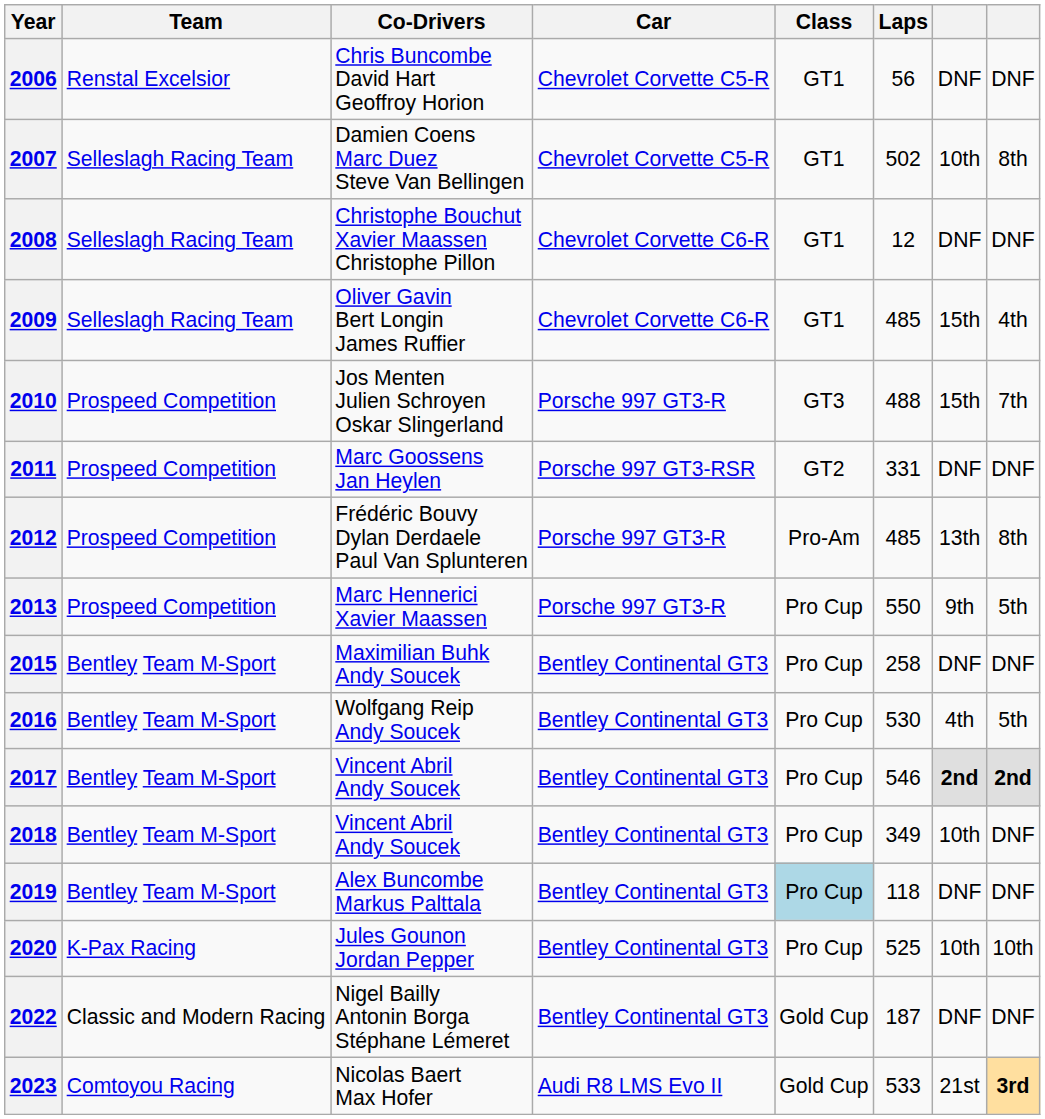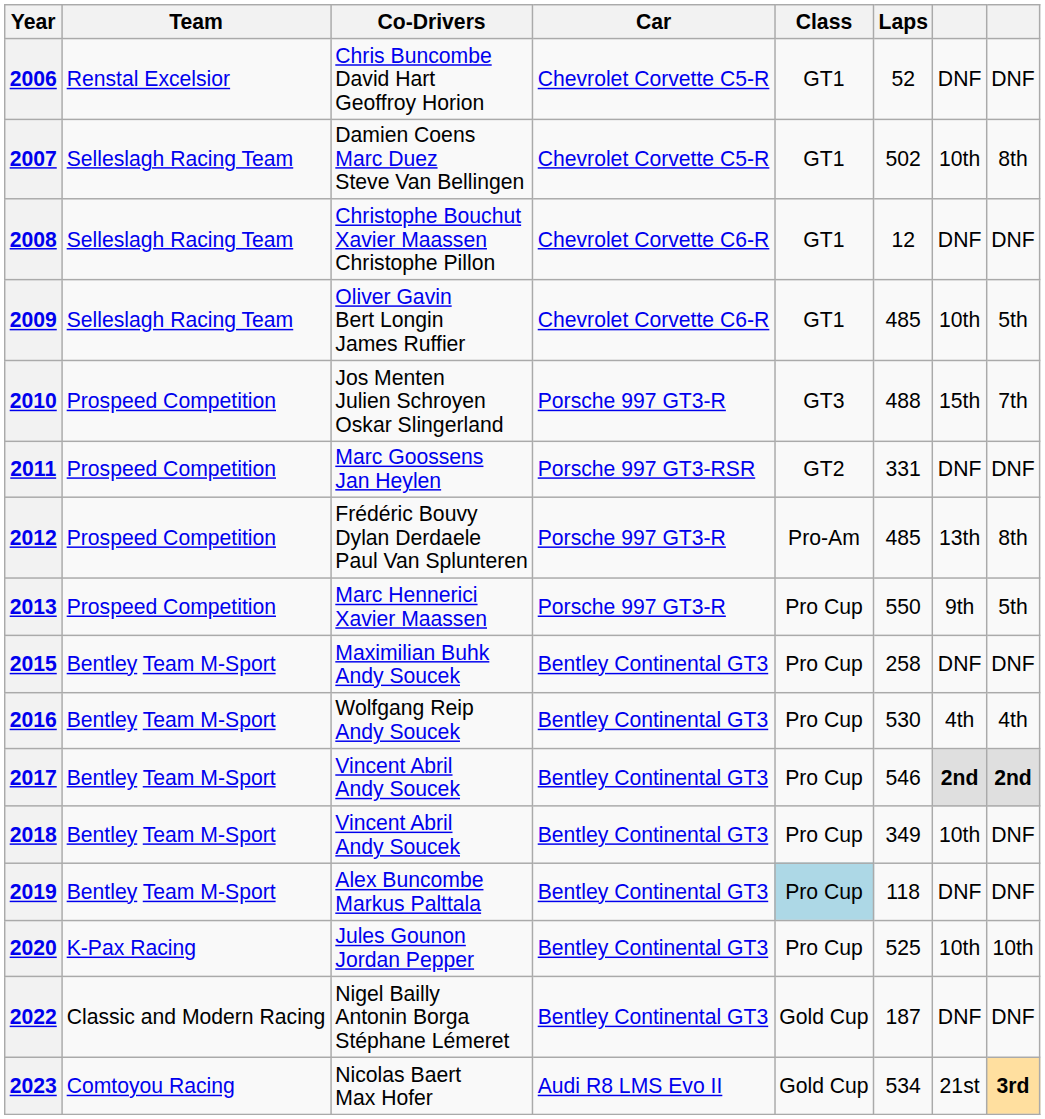(903, 79) 56 -> (903, 79) 52
(960, 320) 15th -> (960, 320) 10th
(1013, 320) 4th -> (1013, 320) 5th
(1013, 721) 5th -> (1013, 721) 4th
(903, 1086) 533 -> (903, 1086) 534
